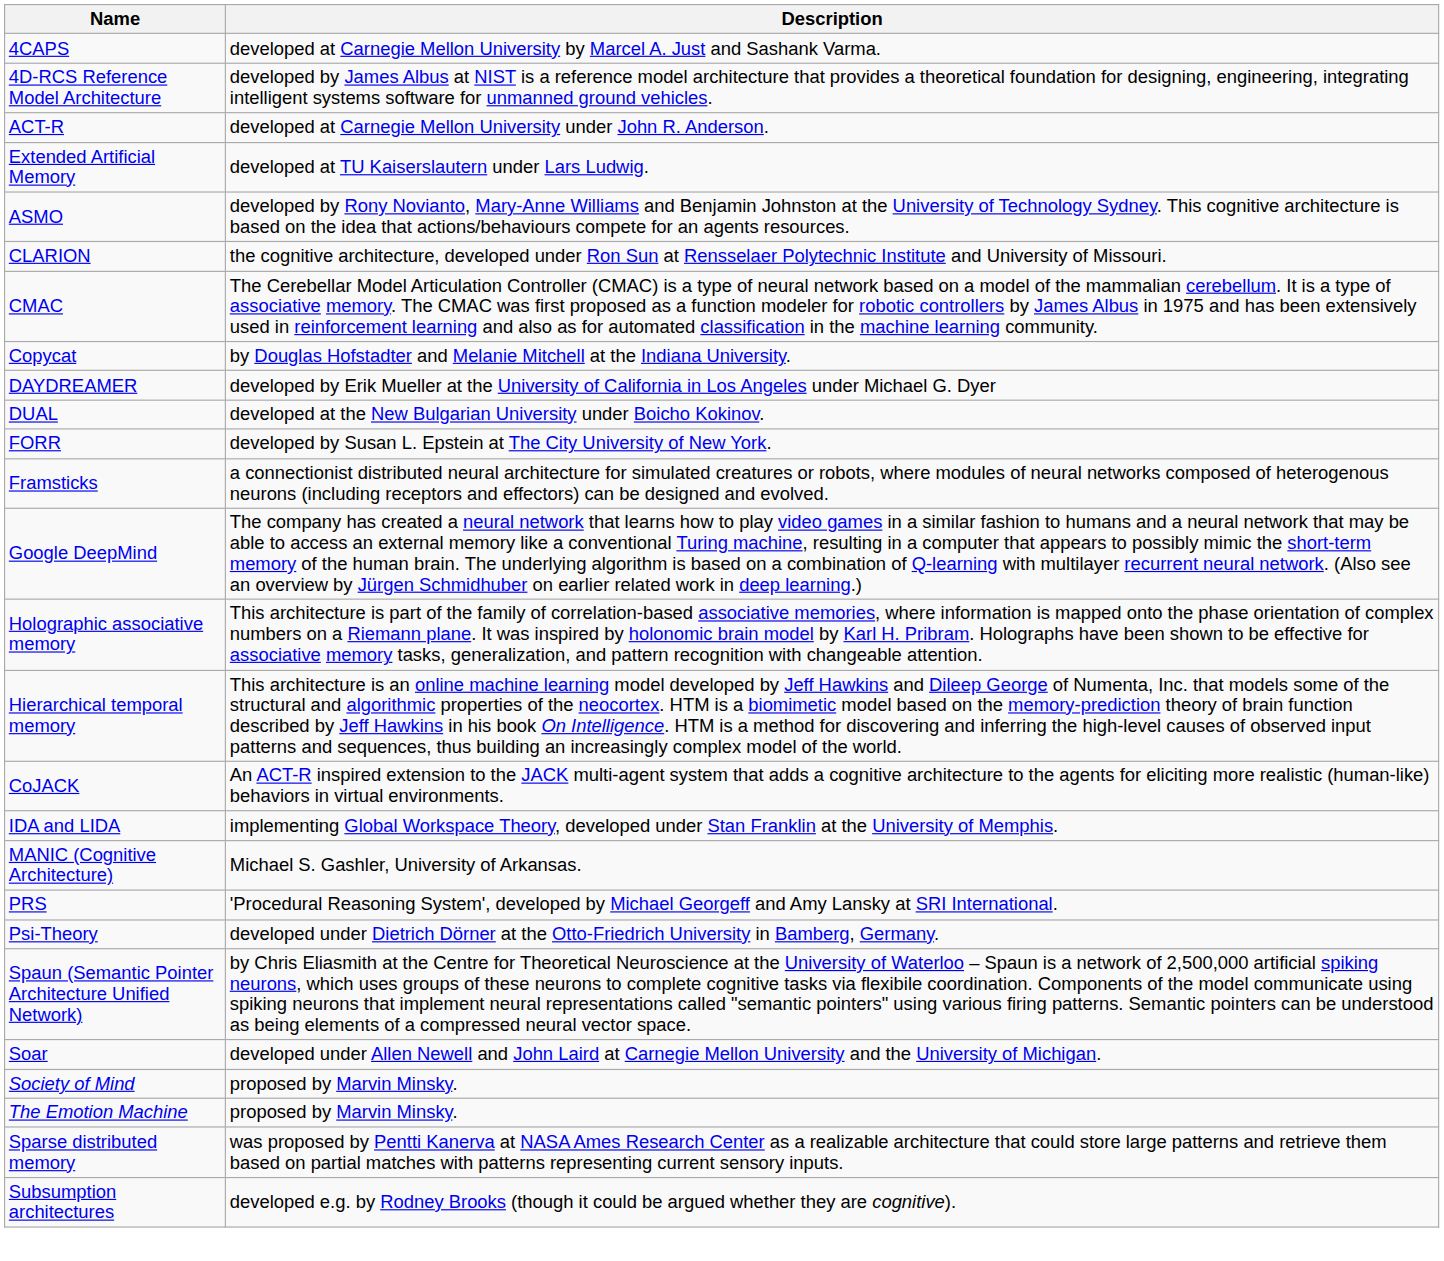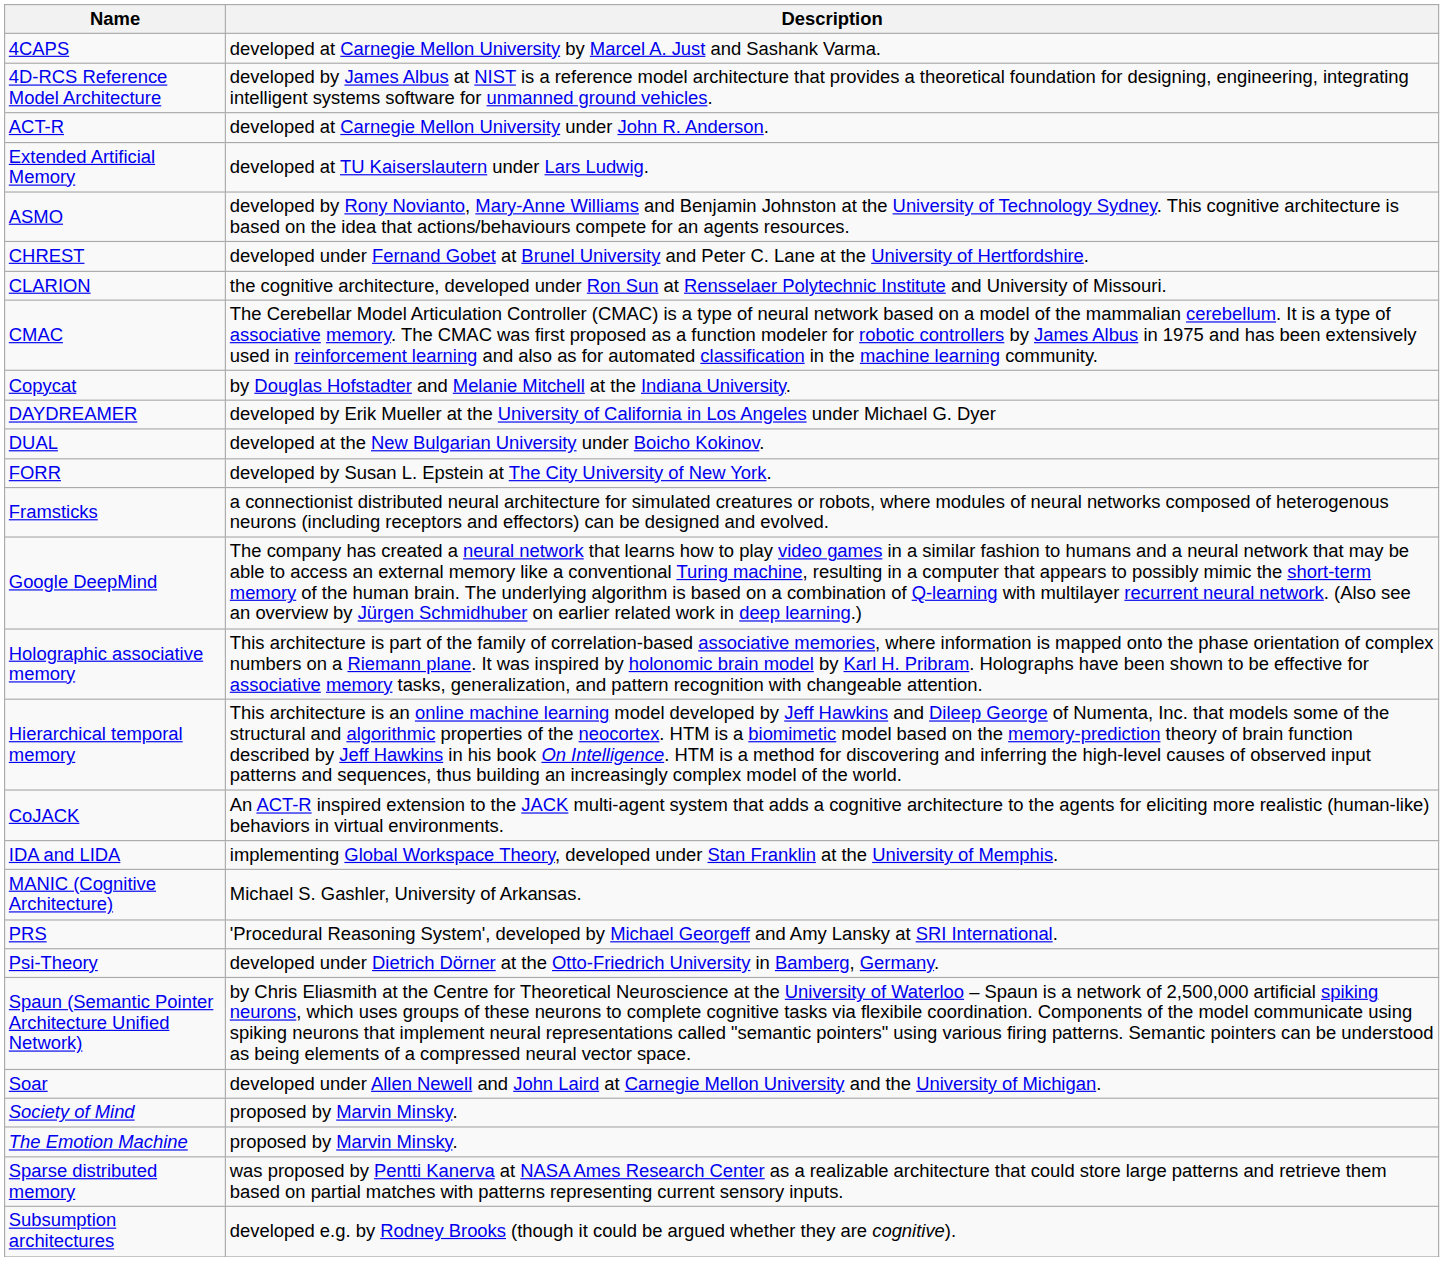+ row: (47, 256)
